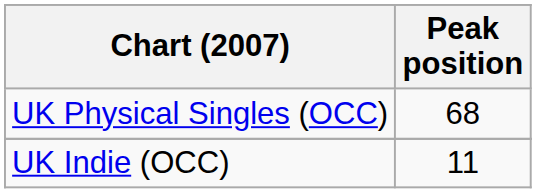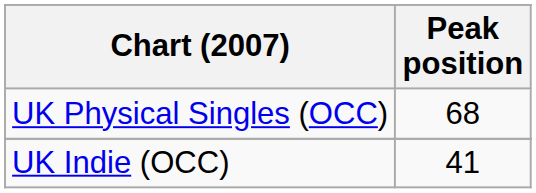(463, 162) 11 -> (463, 162) 41
